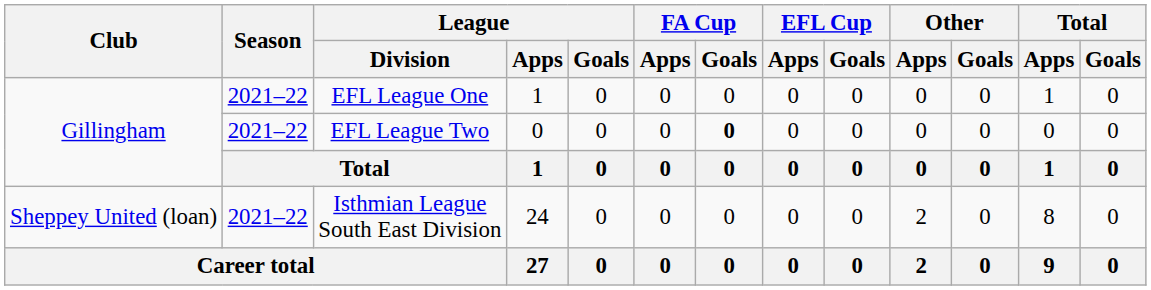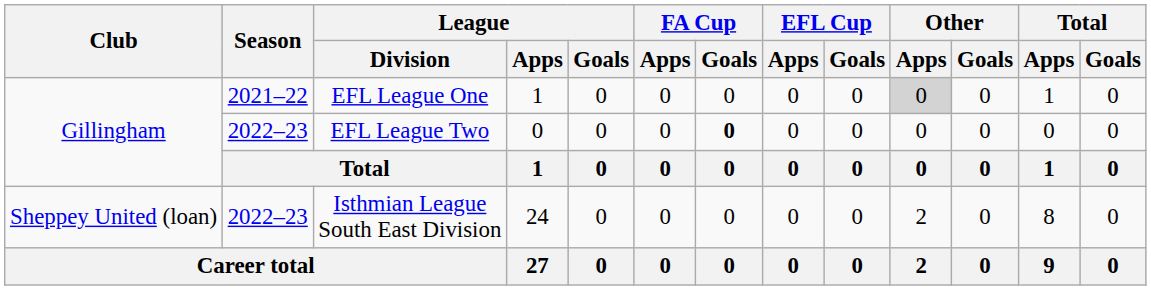(921, 95) no background -> (921, 95) lightgrey background
(268, 131) 2021–22 -> (268, 131) 2022–23
(268, 216) 2021–22 -> (268, 216) 2022–23
